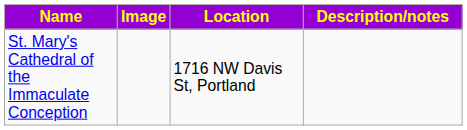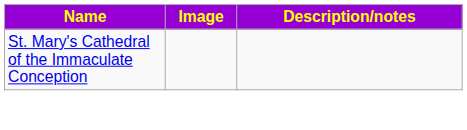- column: (237, 16)
